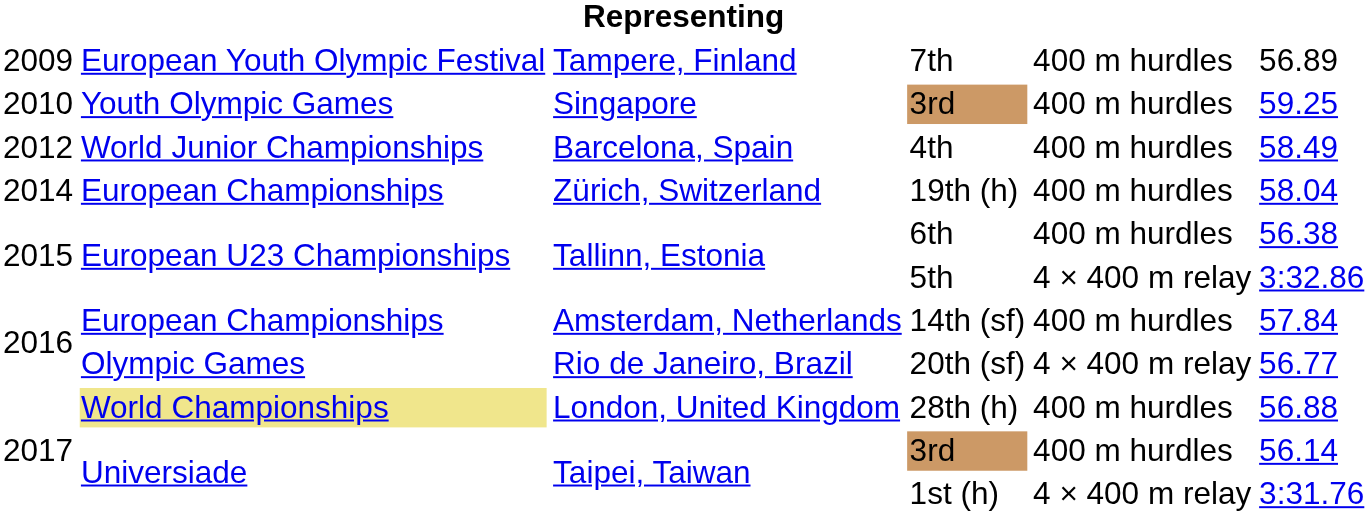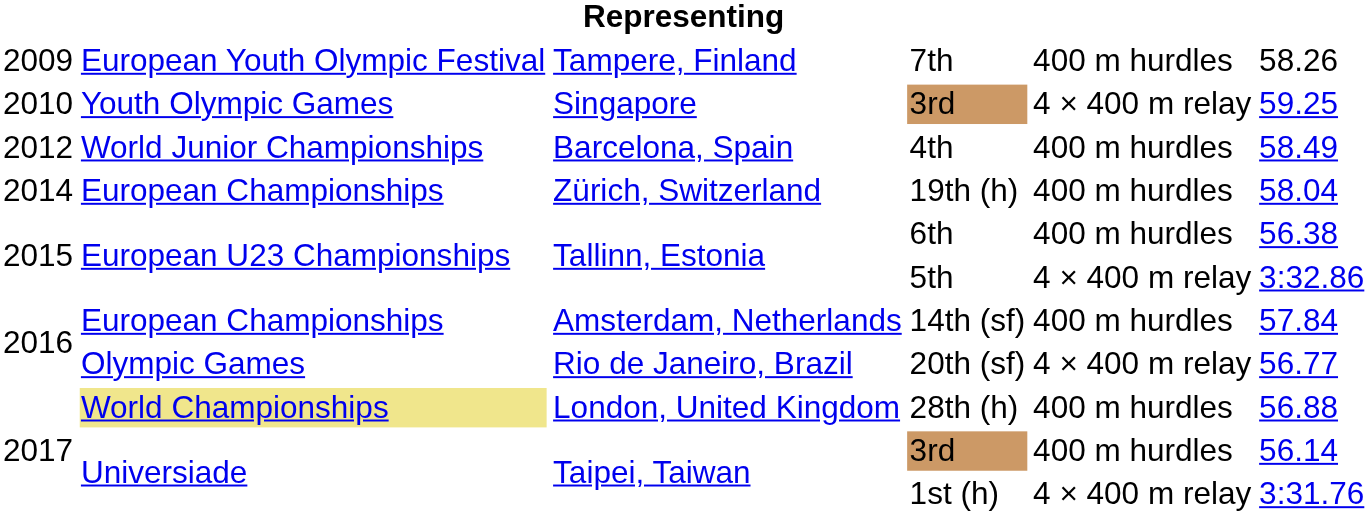(1299, 60) 56.89 -> (1299, 60) 58.26
(1133, 103) 400 m hurdles -> (1142, 103) 4 × 400 m relay
